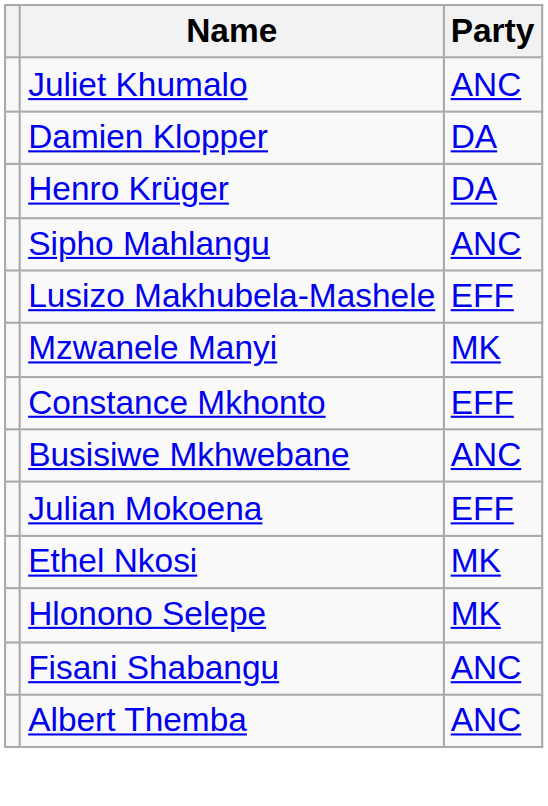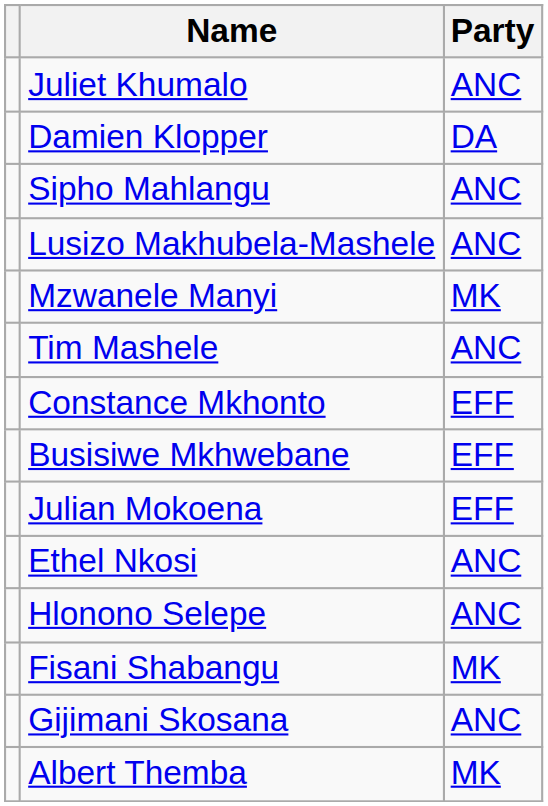- row: (129, 190)
(482, 296) EFF -> (486, 243) ANC
+ row: (123, 349)
(486, 455) ANC -> (482, 455) EFF
(476, 561) MK -> (486, 561) ANC
(476, 614) MK -> (486, 614) ANC
(486, 667) ANC -> (476, 667) MK
+ row: (158, 720)
(486, 720) ANC -> (476, 773) MK
